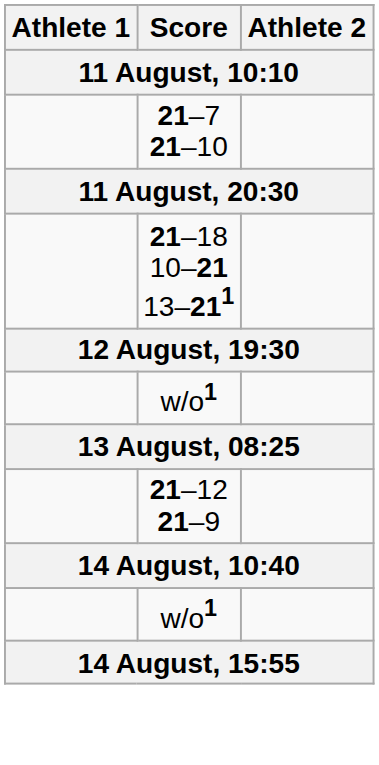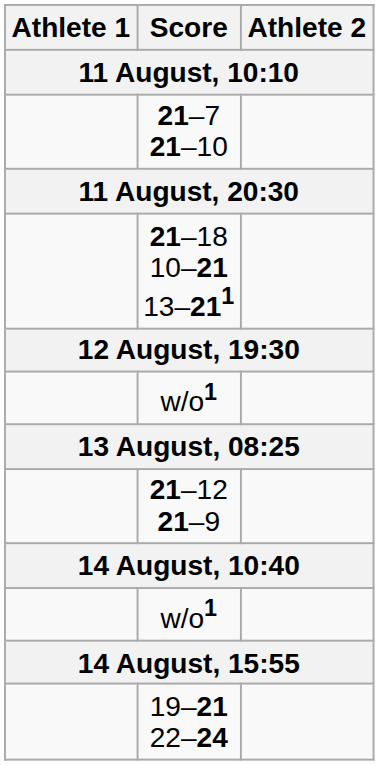+ row: (71, 723)
